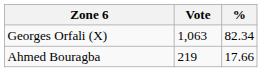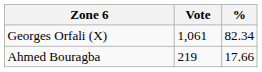(192, 35) 1,063 -> (192, 35) 1,061
